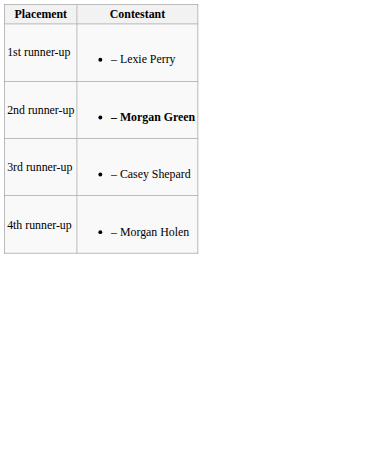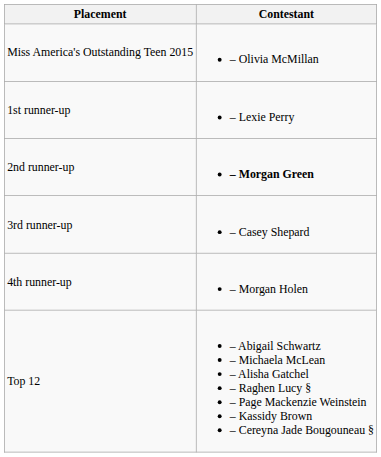+ row: (100, 52)
+ row: (24, 381)
